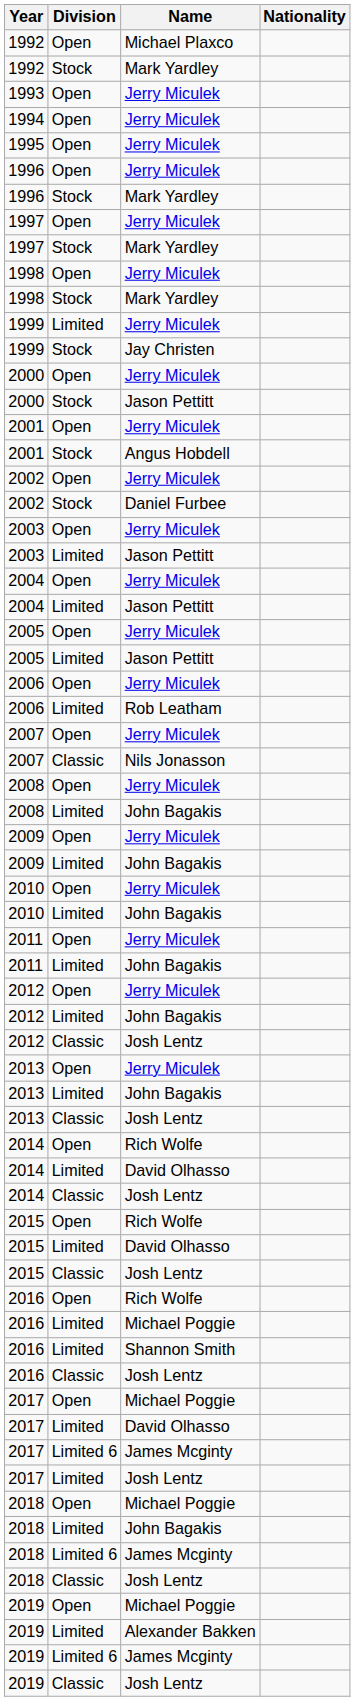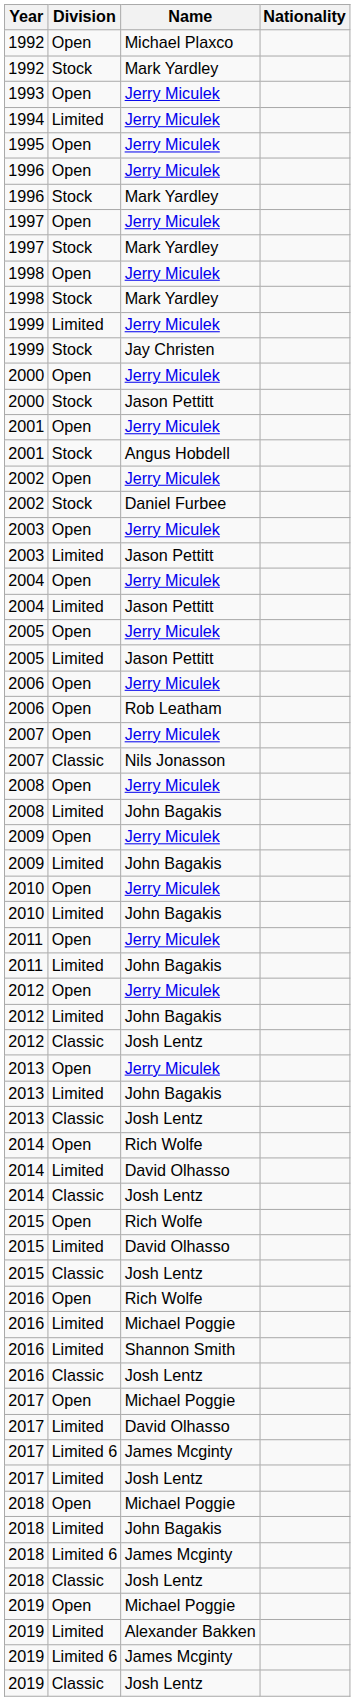(71, 119) Open -> (78, 119) Limited
(78, 709) Limited -> (71, 709) Open
